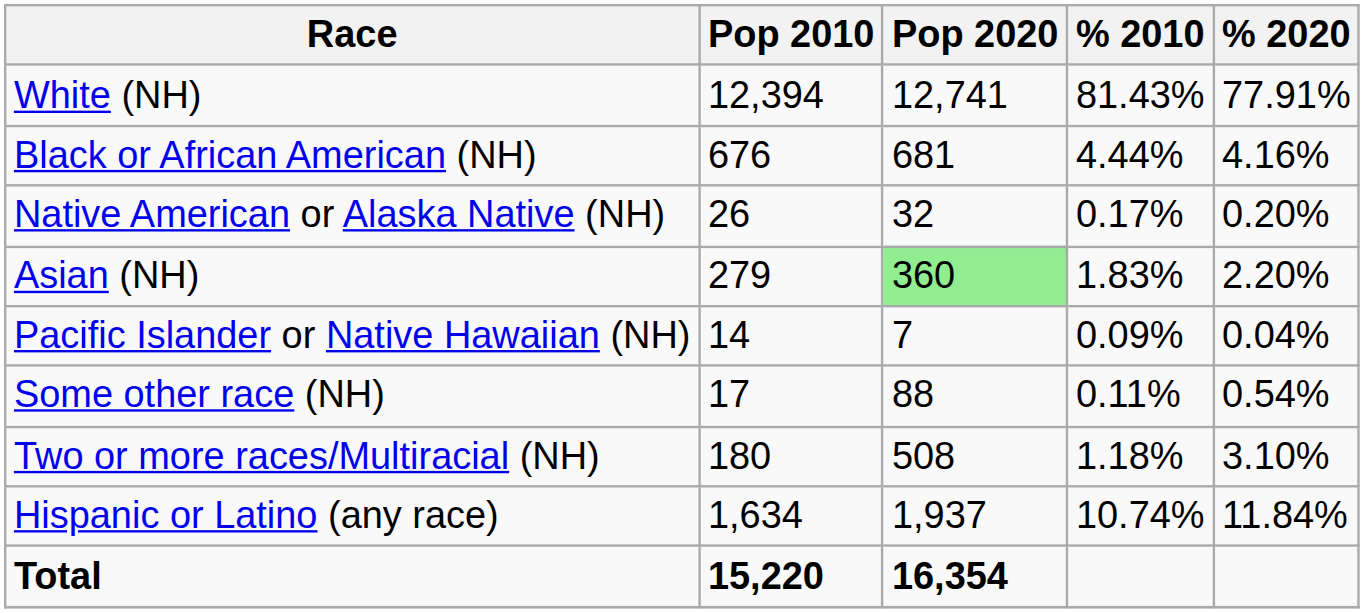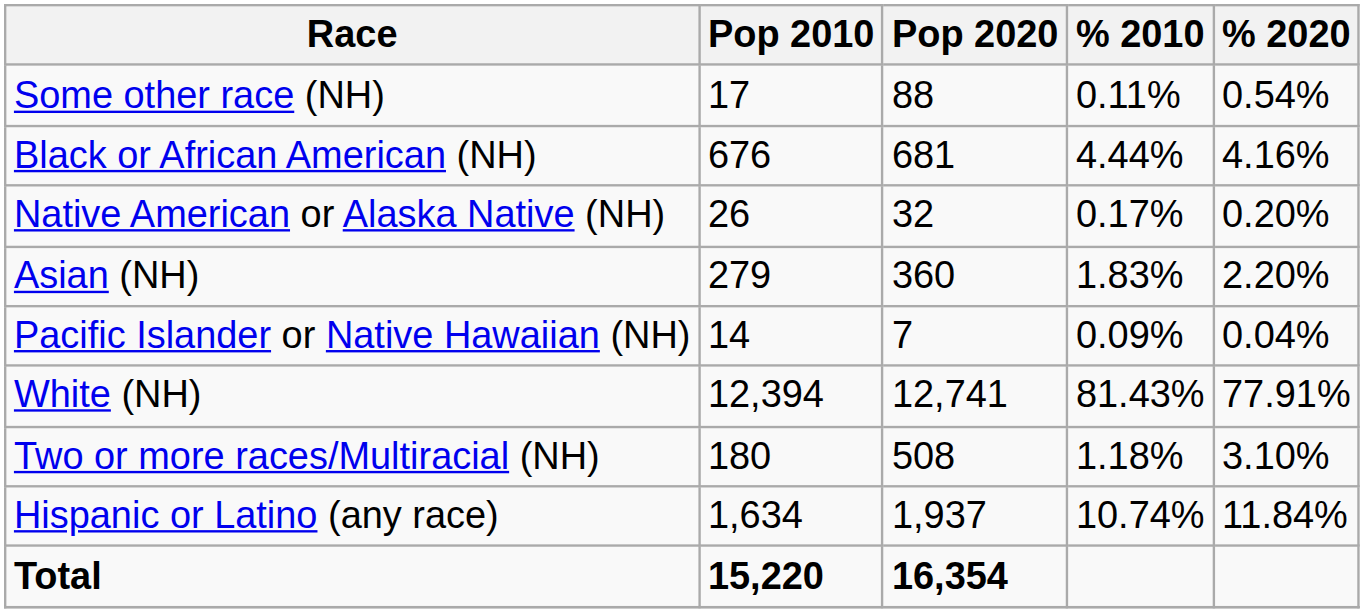rows swapped: (108, 94) <-> (199, 395)
(924, 275) lightgreen background -> (924, 275) no background
